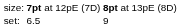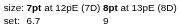(33, 21) 6.5 -> (33, 21) 6.7
